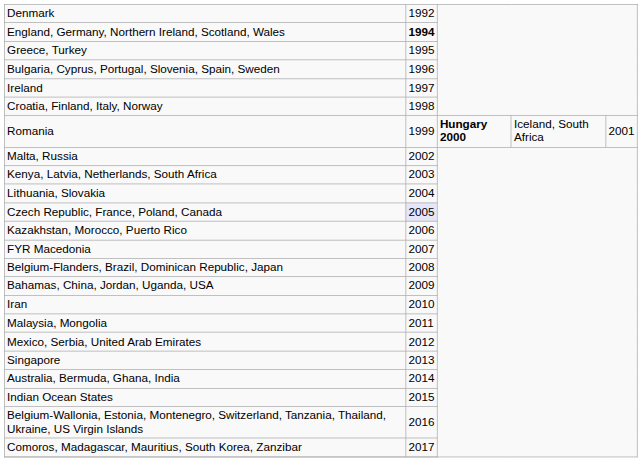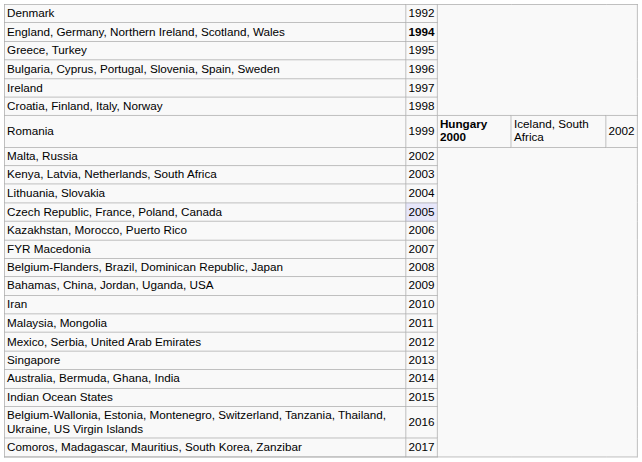(622, 131) 2001 -> (622, 131) 2002
